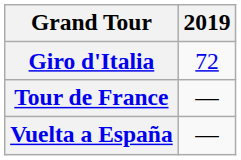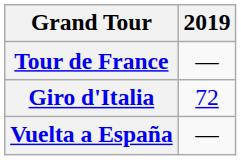rows swapped: (91, 60) <-> (91, 97)
